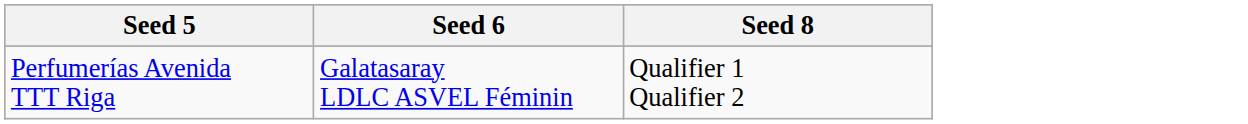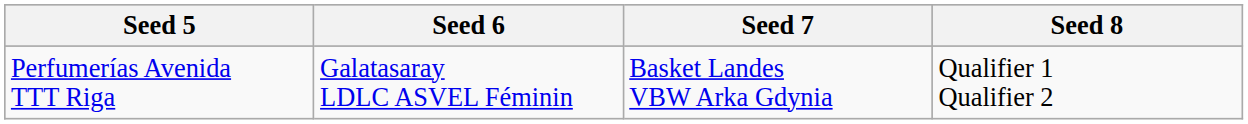+ column: (778, 25)
